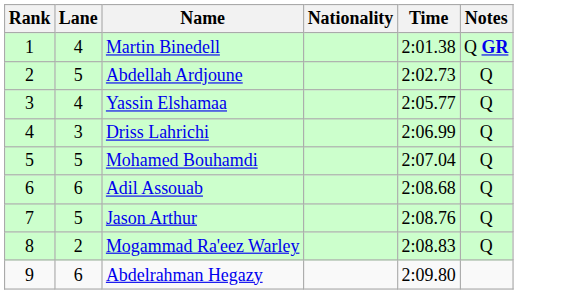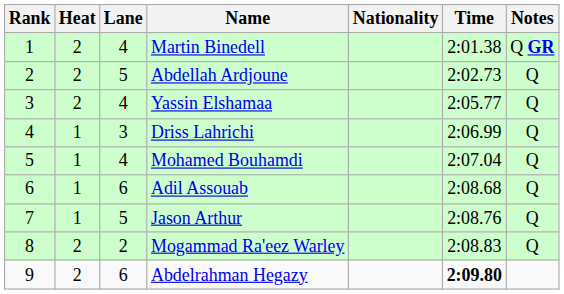+ column: (77, 18)
(78, 160) 5 -> (123, 160) 4
(429, 274) normal -> (474, 274) bold
